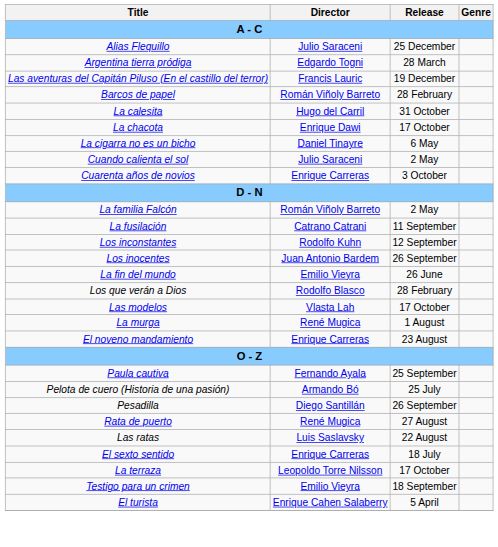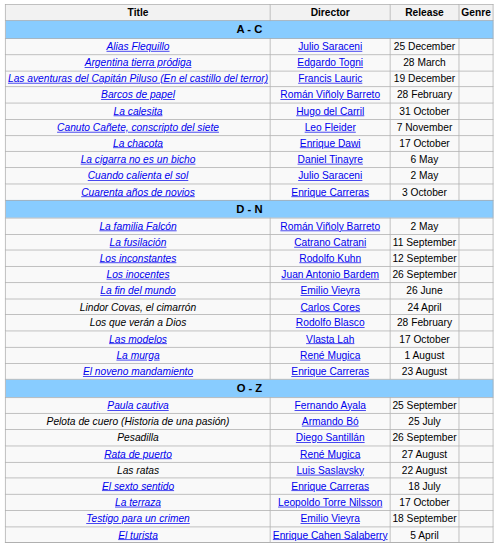+ row: (138, 128)
+ row: (138, 307)
